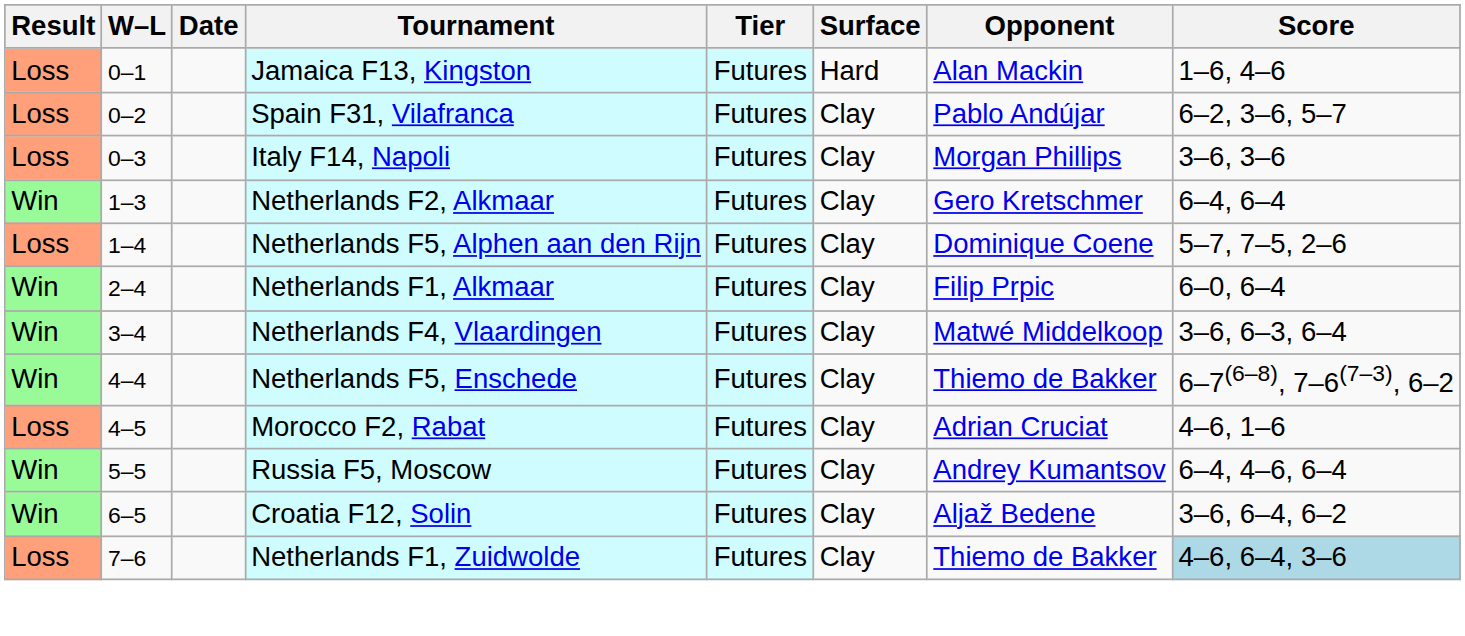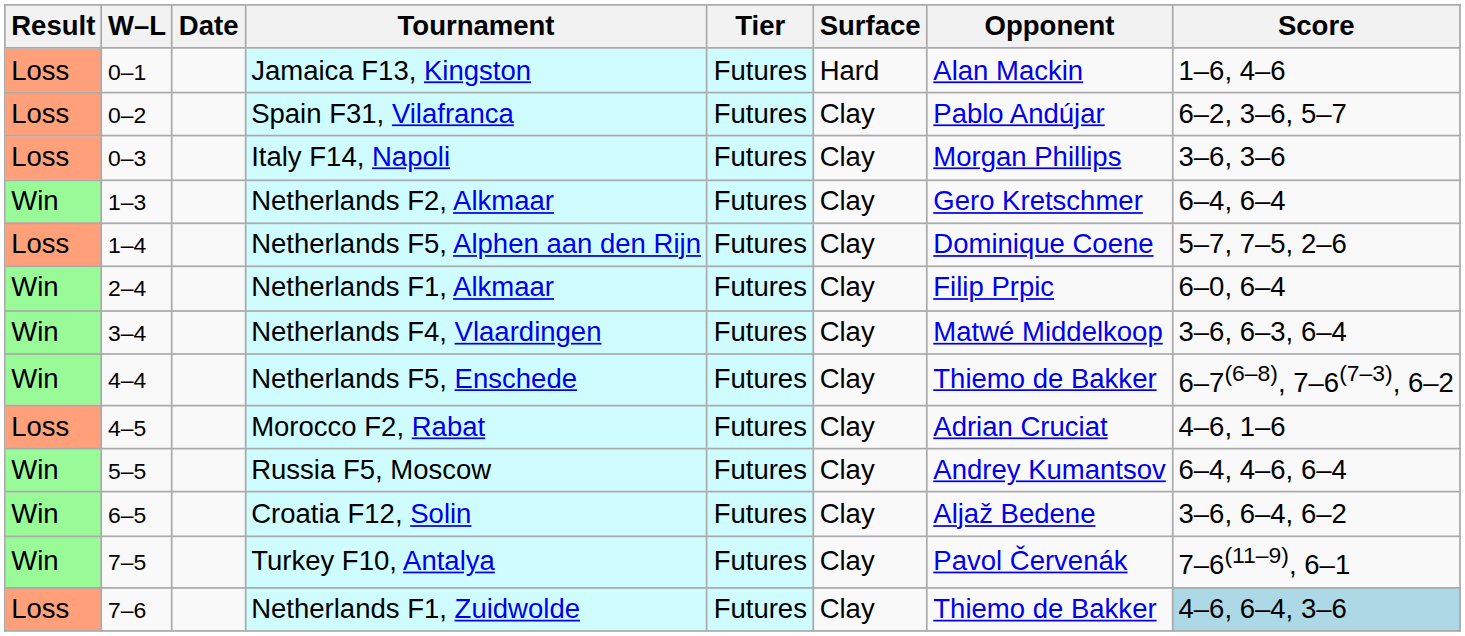+ row: (373, 561)
